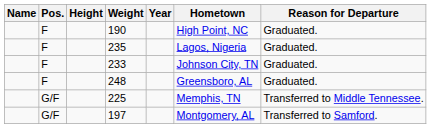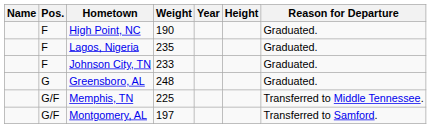columns swapped: (86, 13) <-> (217, 13)
(45, 82) F -> (46, 82) G
